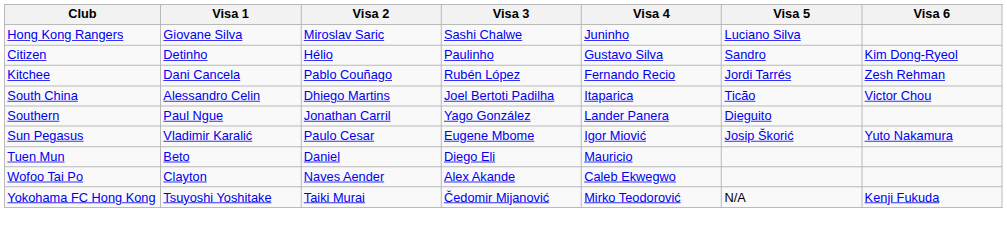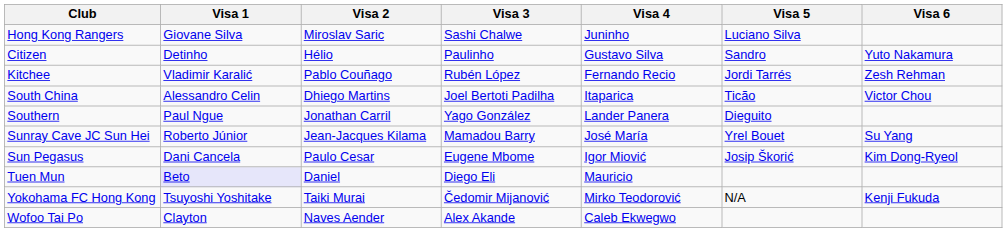(911, 55) Kim Dong-Ryeol -> (909, 55) Yuto Nakamura
(202, 75) Dani Cancela -> (208, 75) Vladimir Karalić
+ row: (78, 136)
(208, 136) Vladimir Karalić -> (202, 156) Dani Cancela
(909, 136) Yuto Nakamura -> (911, 156) Kim Dong-Ryeol
(177, 156) no background -> (177, 177) lavender background
rows swapped: (45, 177) <-> (81, 197)
